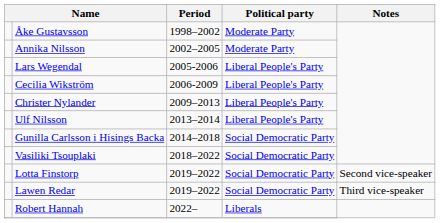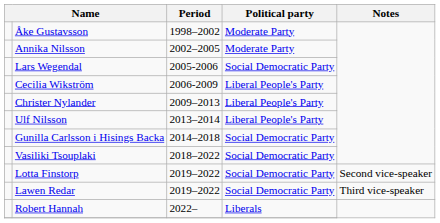(274, 66) Liberal People's Party -> (280, 66) Social Democratic Party
